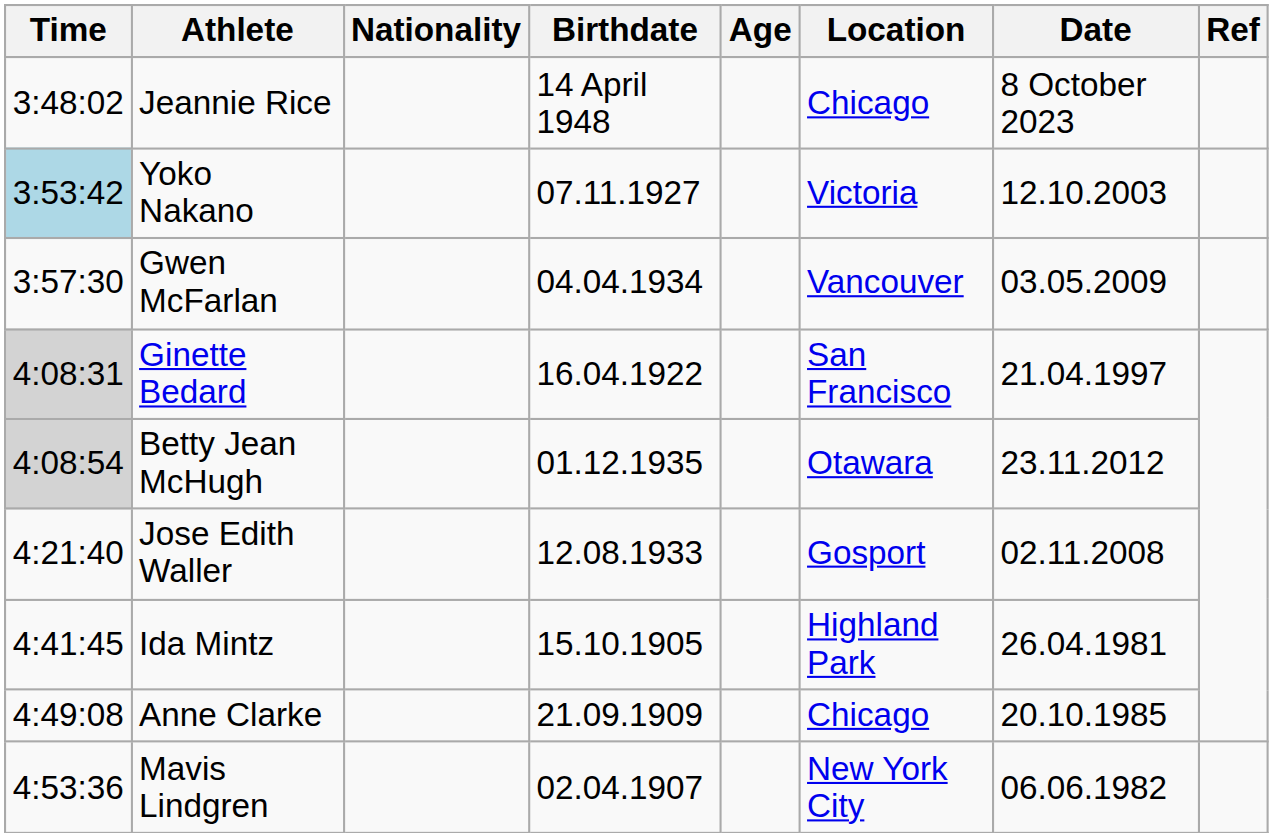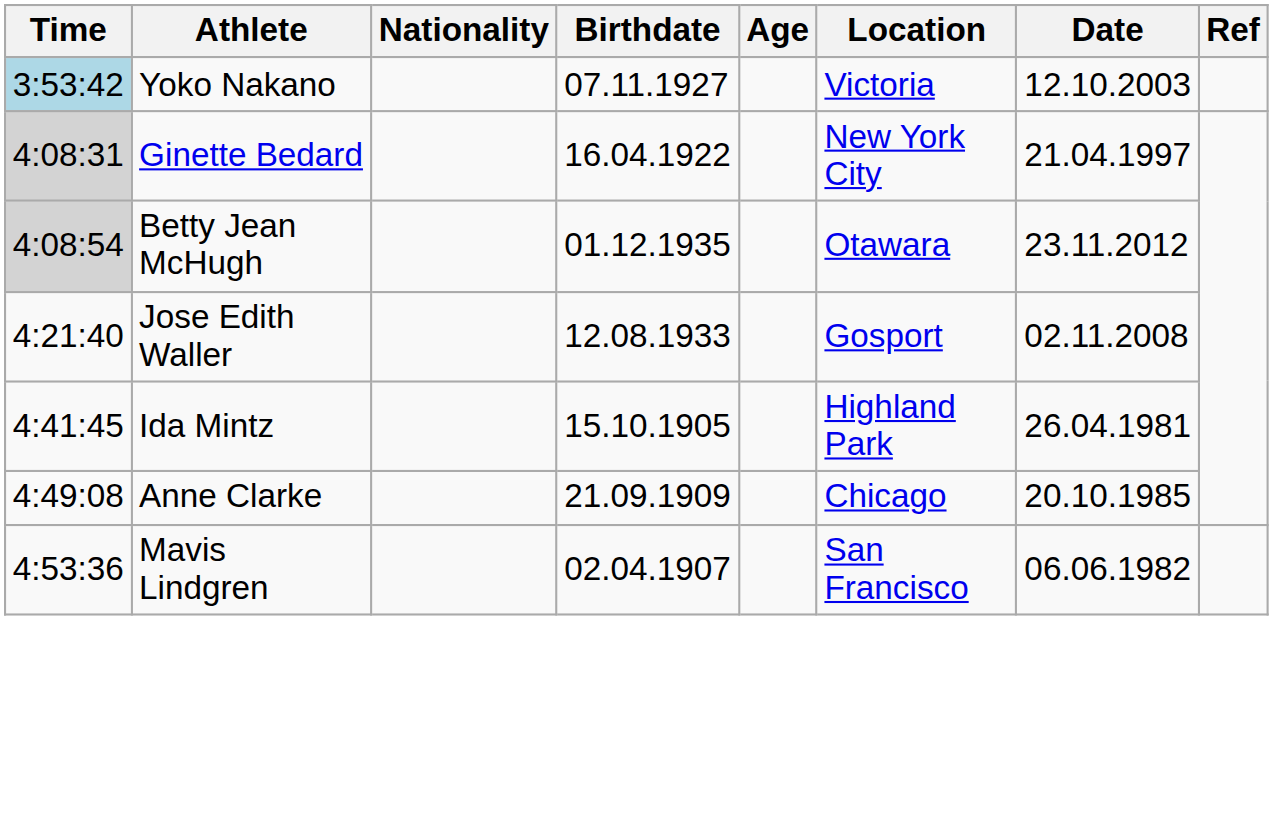- row: (235, 102)
- row: (208, 282)
(879, 373) San Francisco -> (895, 155) New York City
(877, 786) New York City -> (897, 568) San Francisco
